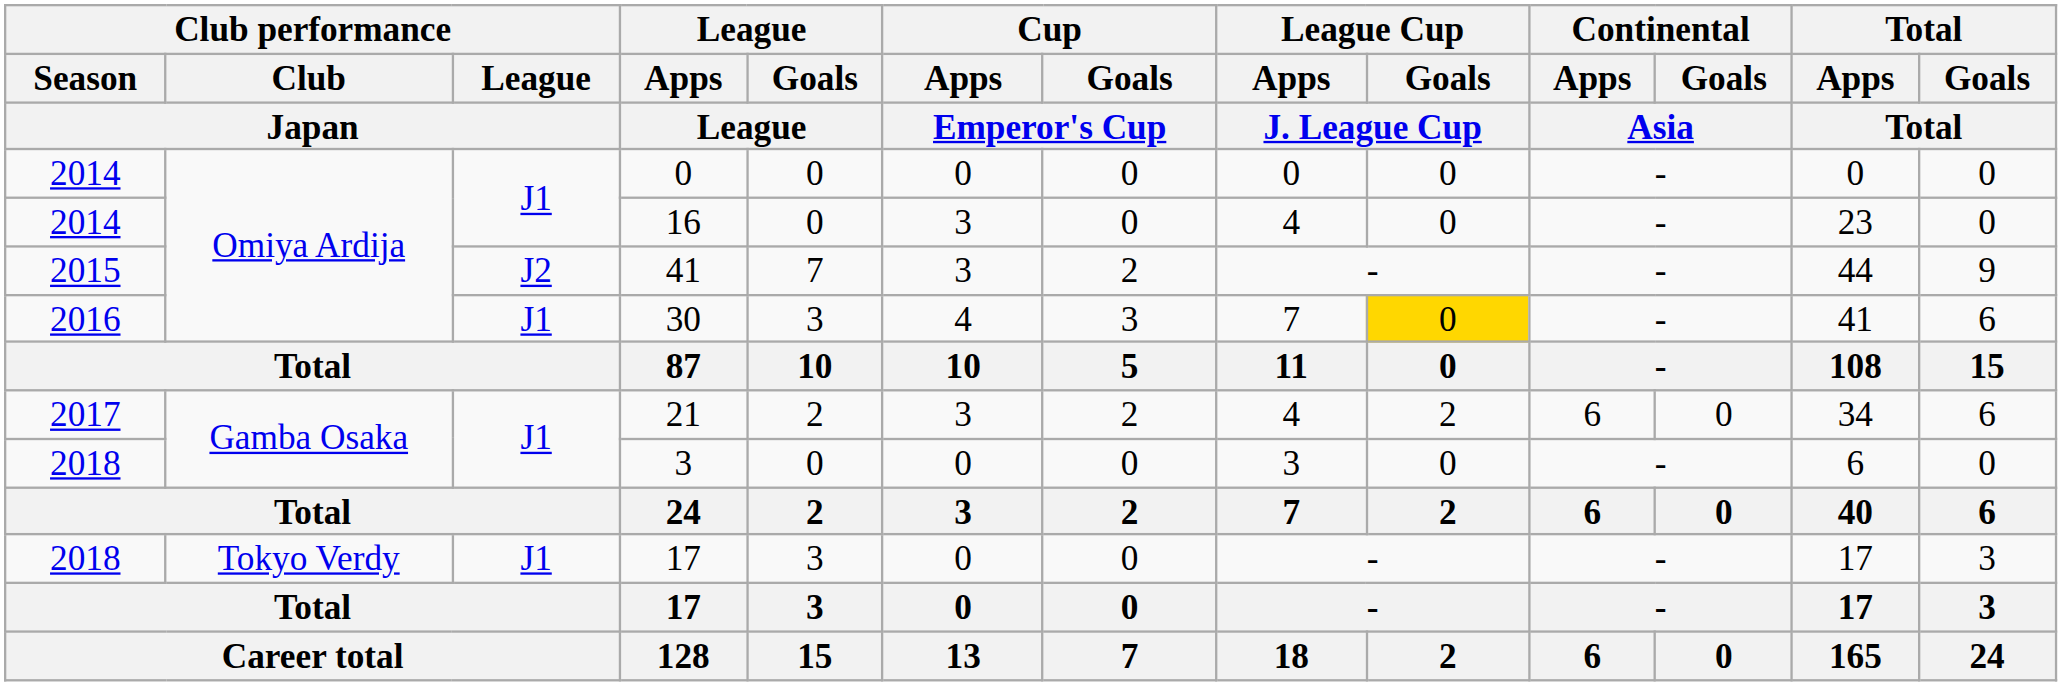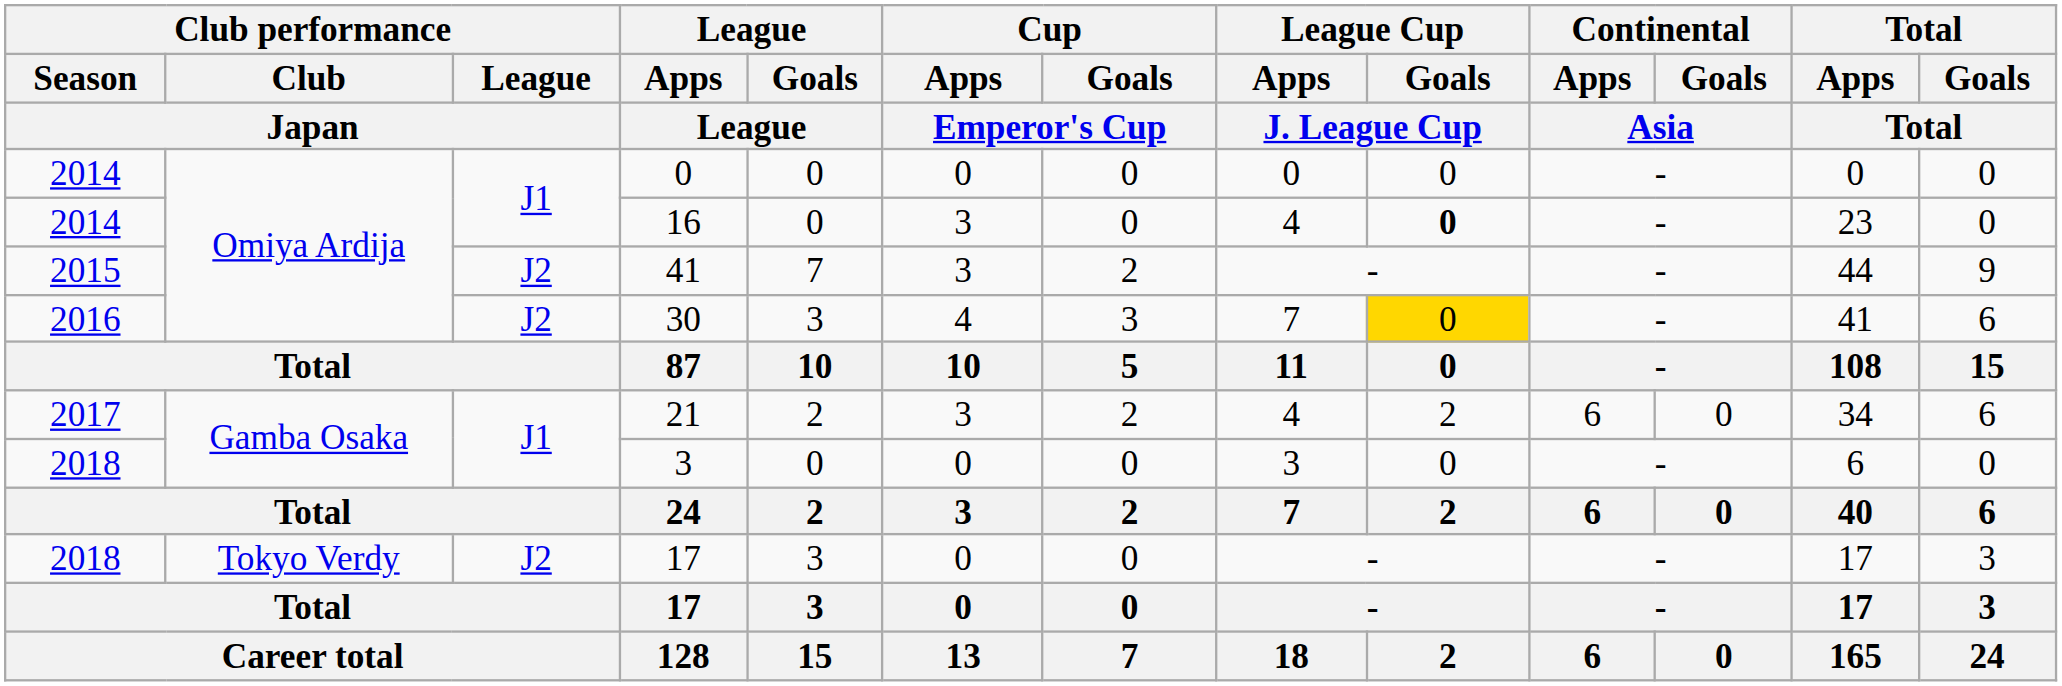(1448, 221) normal -> (1448, 221) bold
(536, 317) J1 -> (536, 317) J2
(536, 558) J1 -> (536, 558) J2
